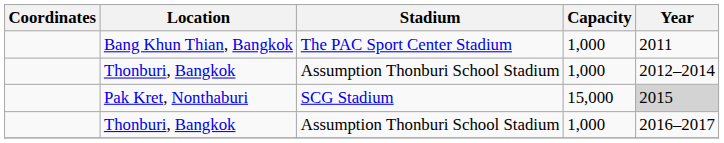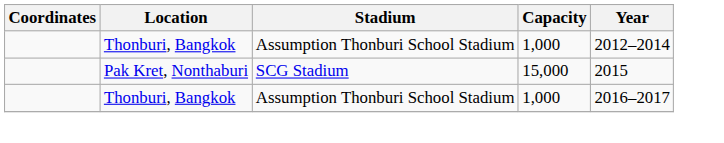- row: (198, 44)
(656, 97) lightgrey background -> (611, 71) no background
